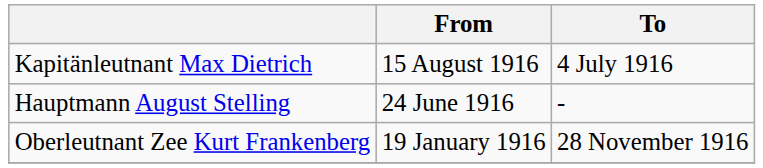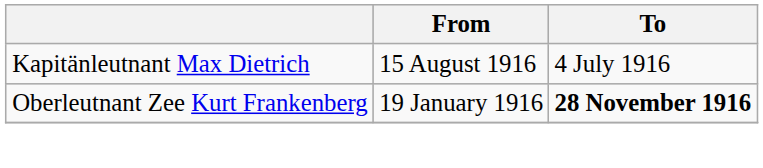- row: (152, 102)
(653, 142) normal -> (653, 102) bold
